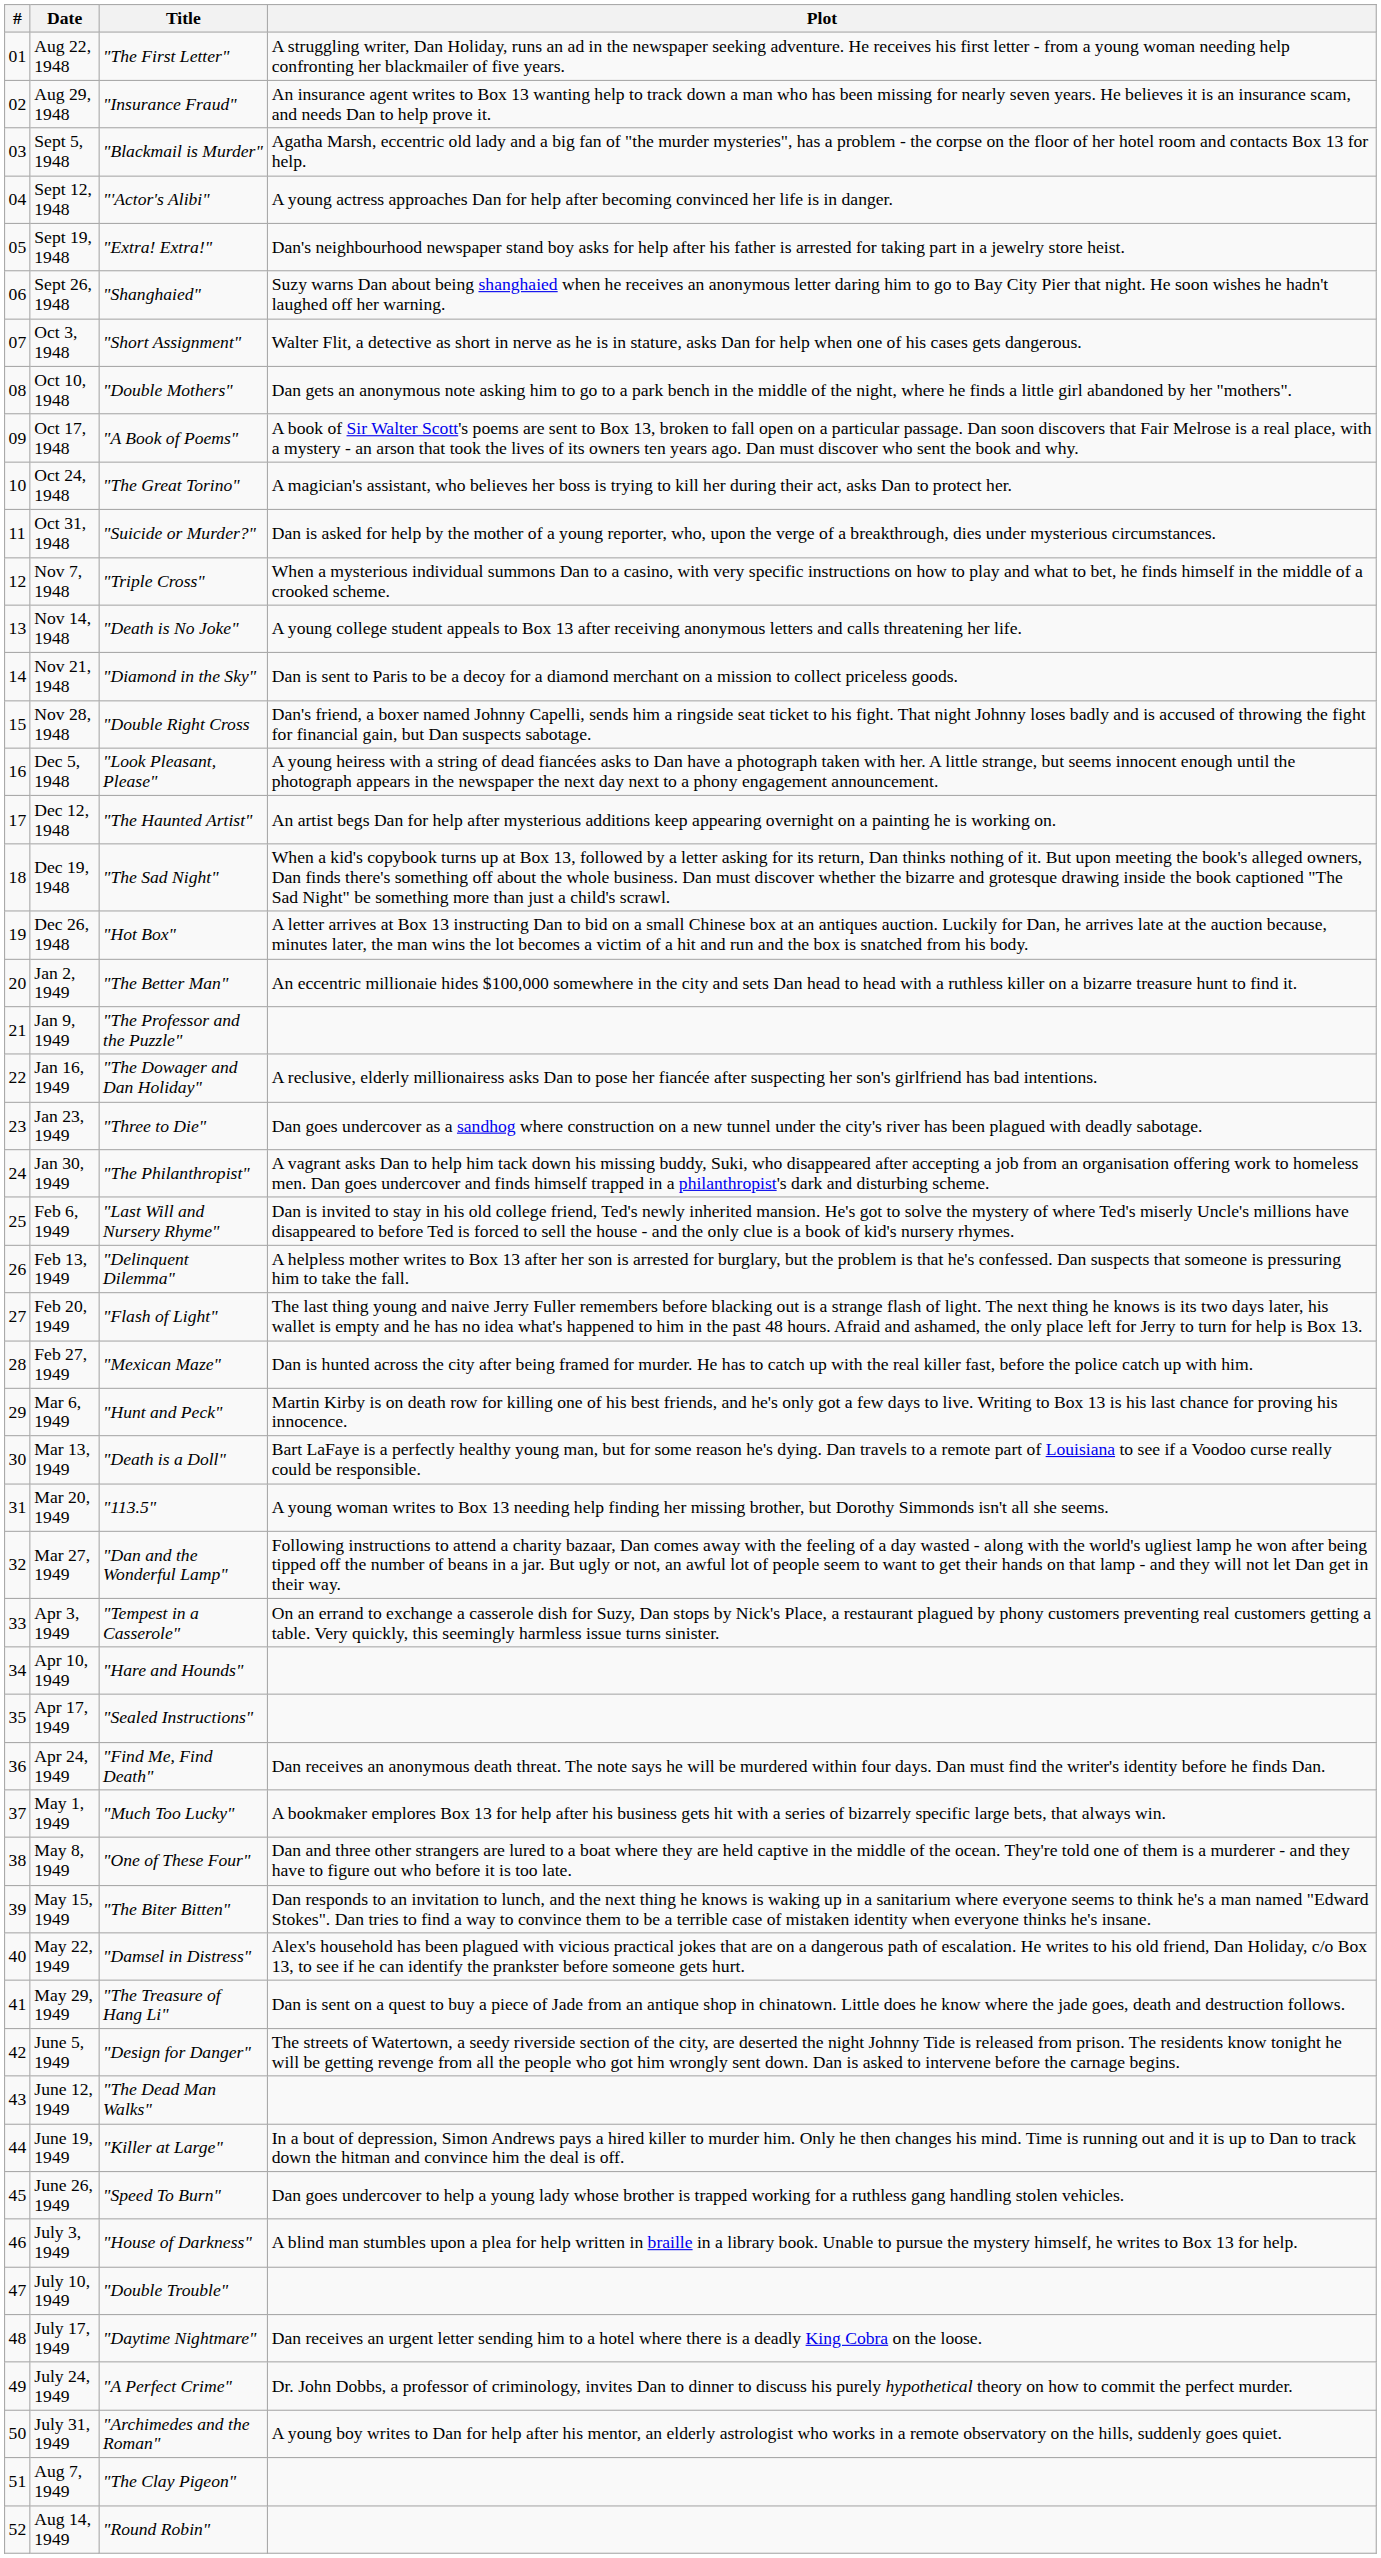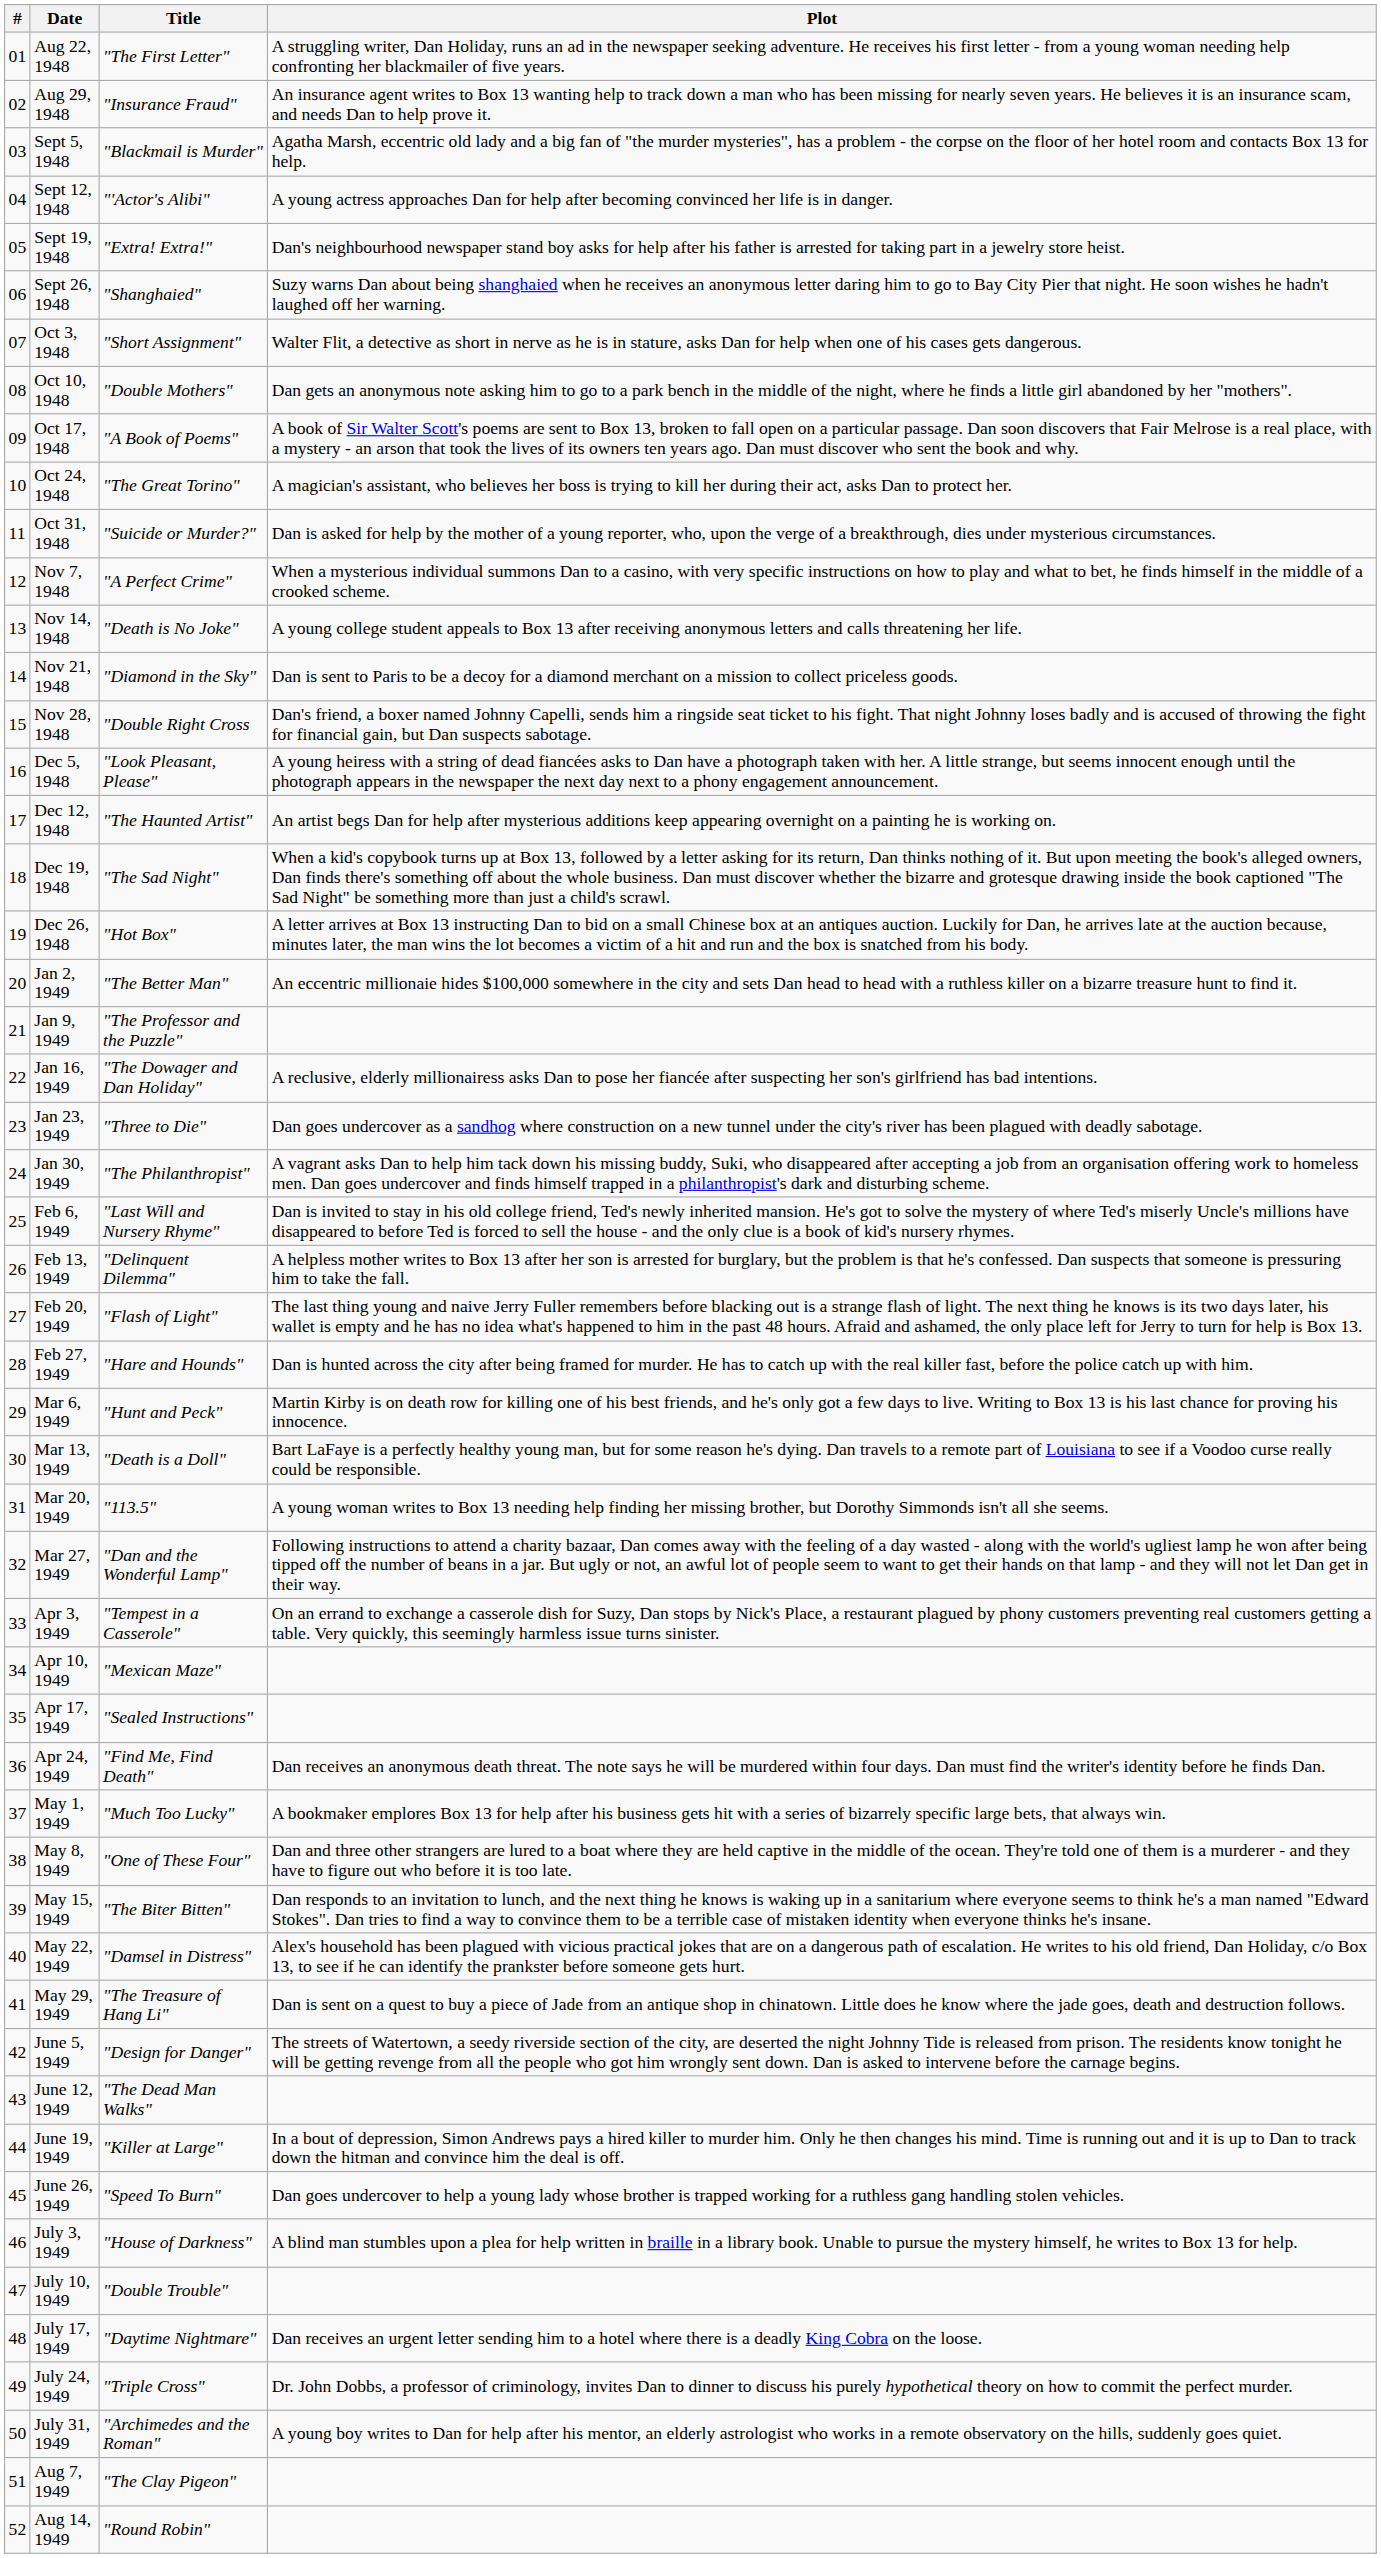(154, 581) "Triple Cross" -> (167, 581) "A Perfect Crime"
(162, 1364) "Mexican Maze" -> (173, 1364) "Hare and Hounds"
(173, 1670) "Hare and Hounds" -> (162, 1670) "Mexican Maze"
(167, 2386) "A Perfect Crime" -> (154, 2386) "Triple Cross"
